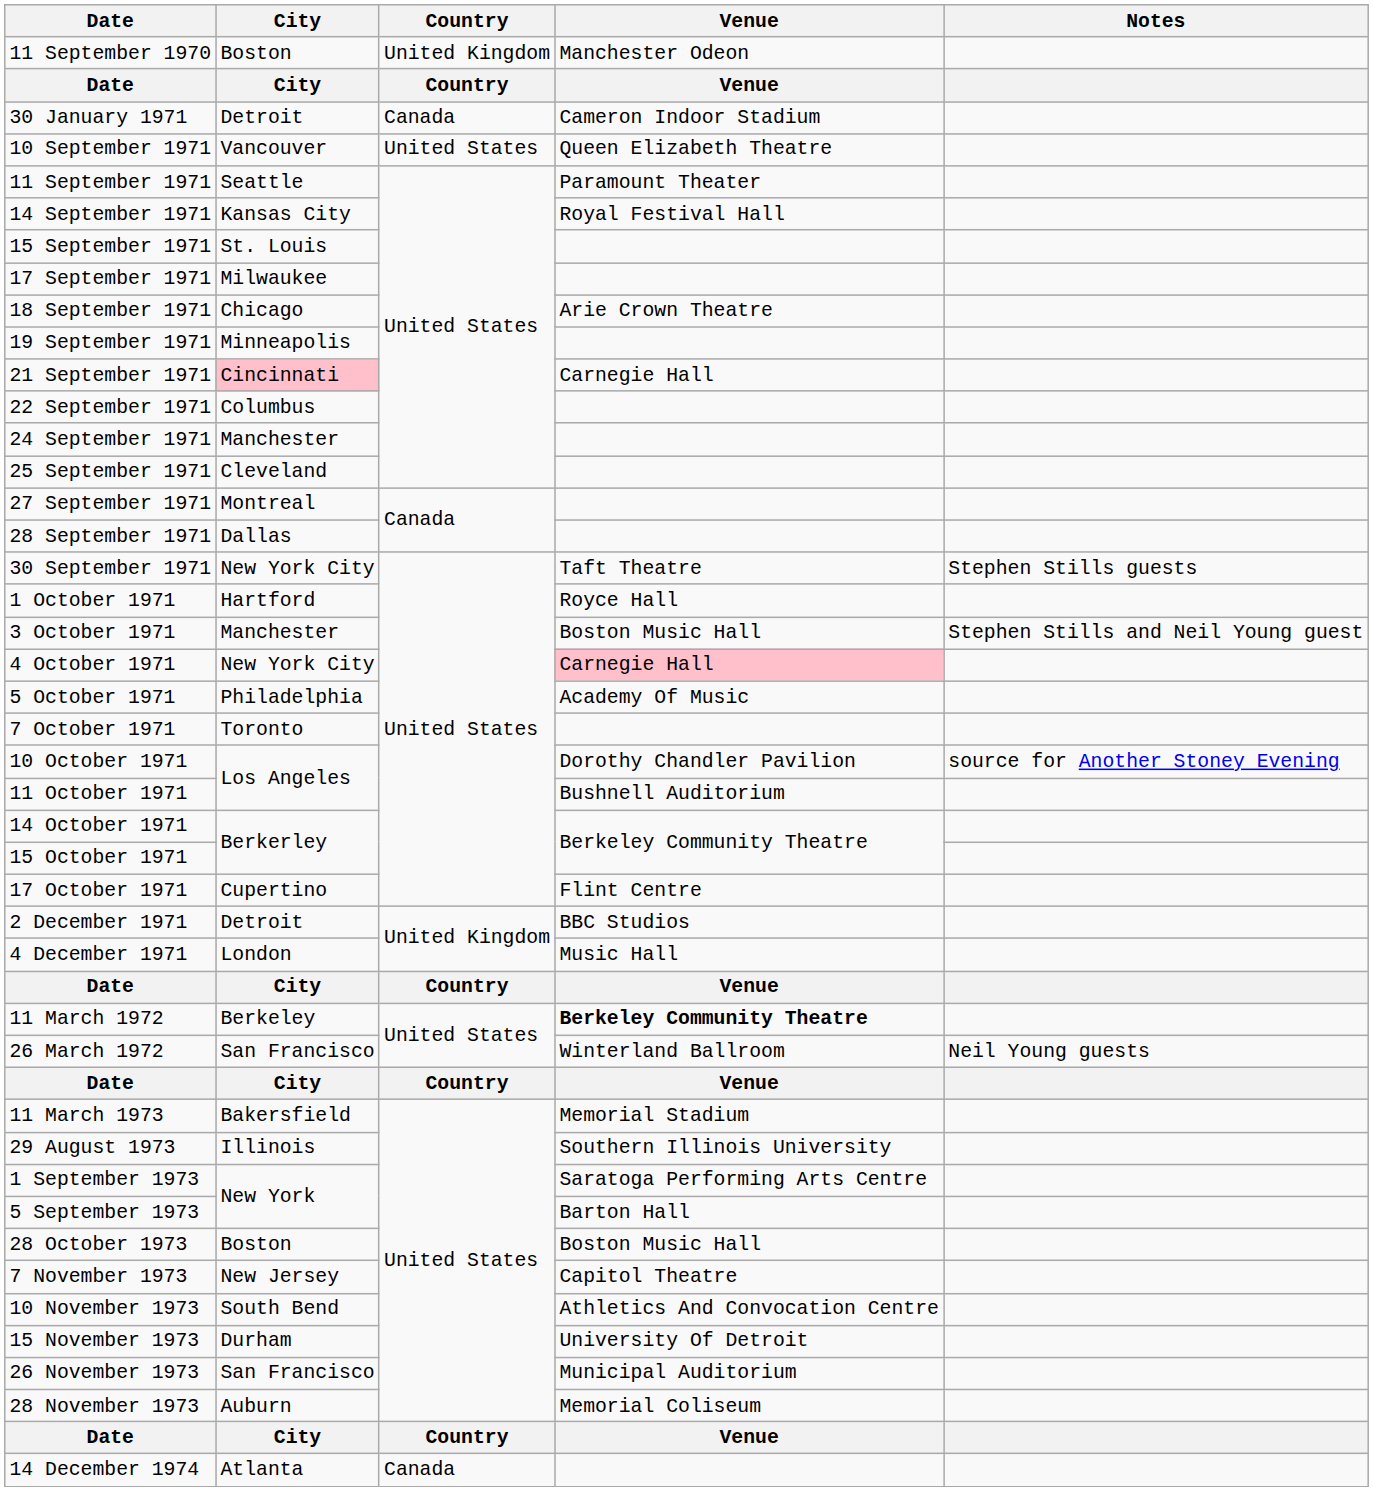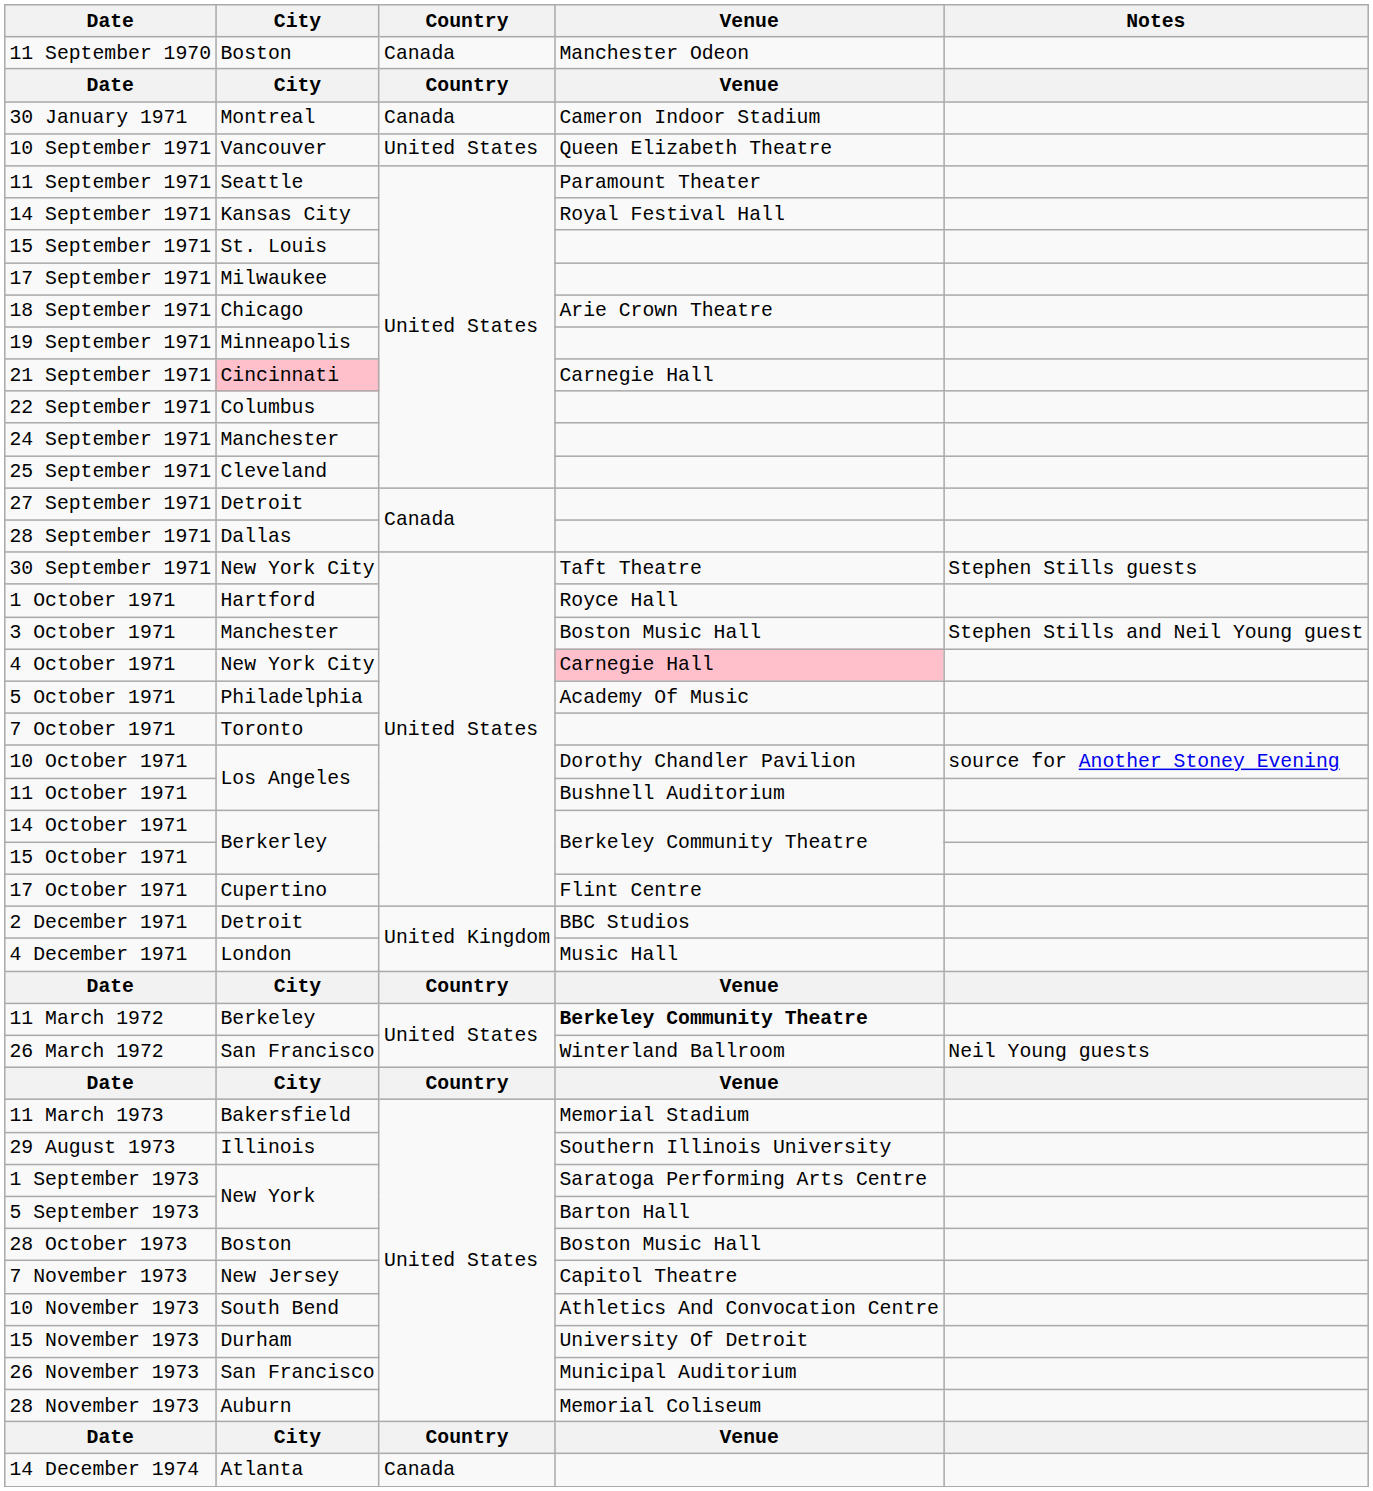(467, 53) United Kingdom -> (420, 53) Canada
(262, 117) Detroit -> (268, 117) Montreal
(268, 504) Montreal -> (262, 504) Detroit
